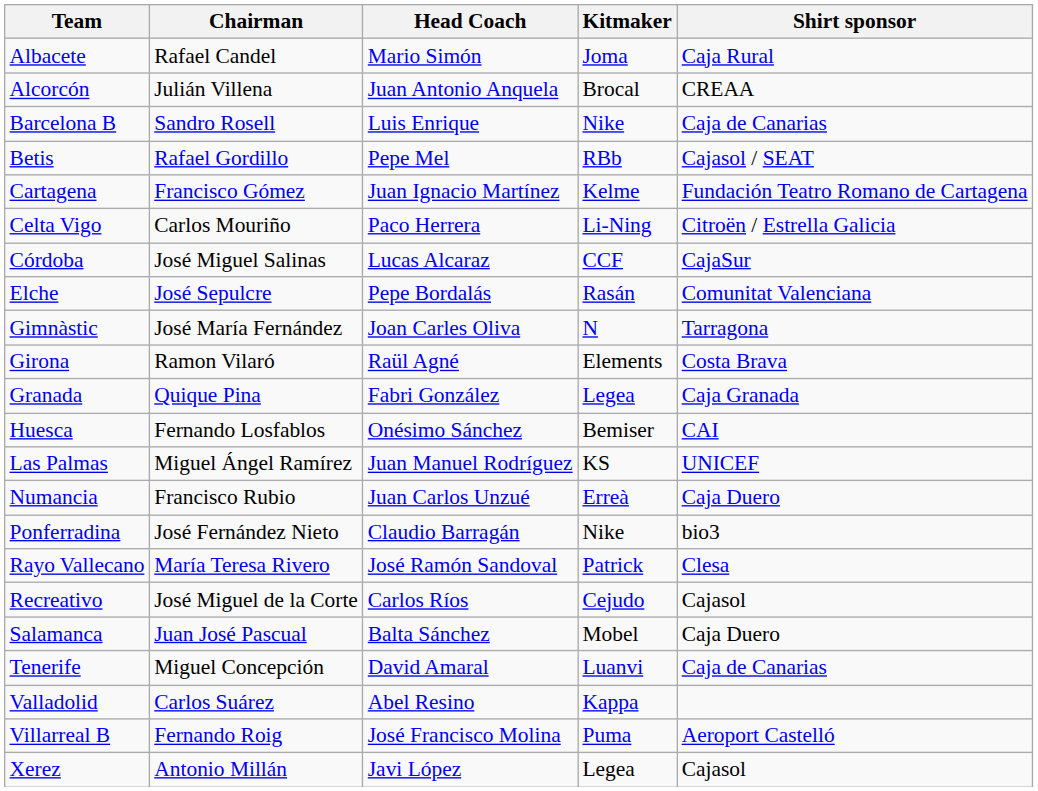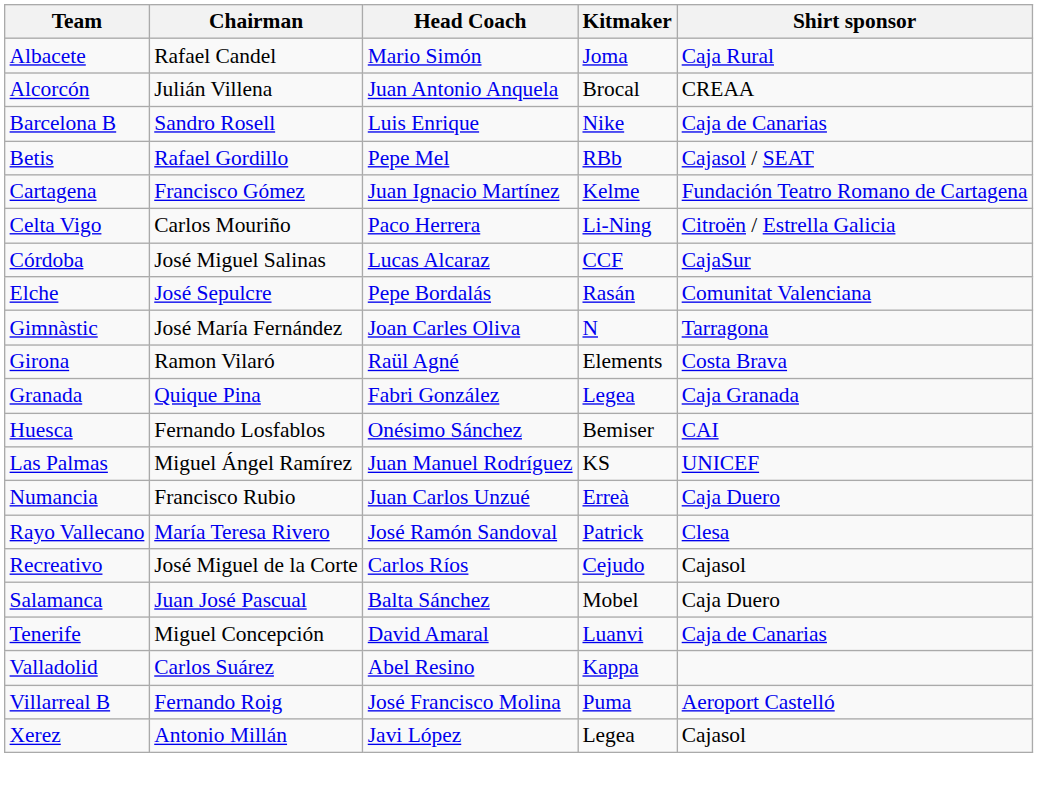- row: (65, 531)
